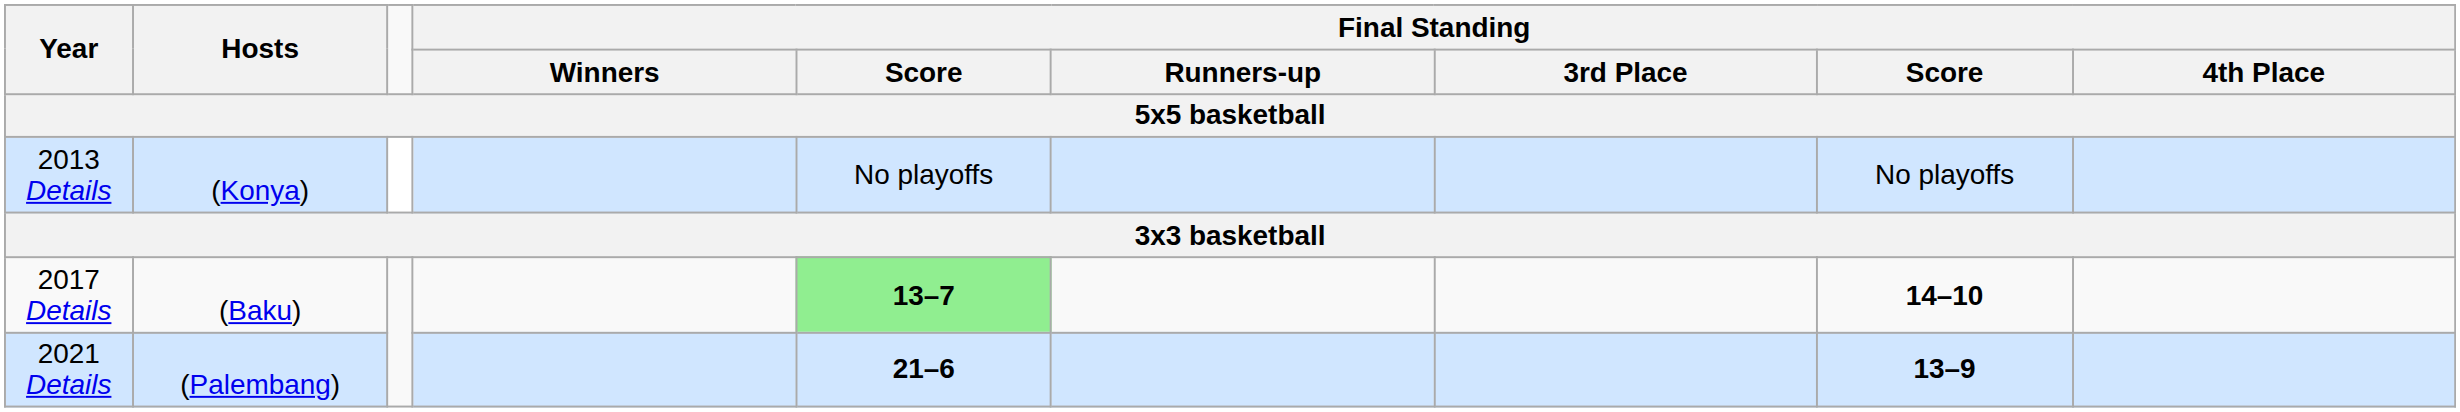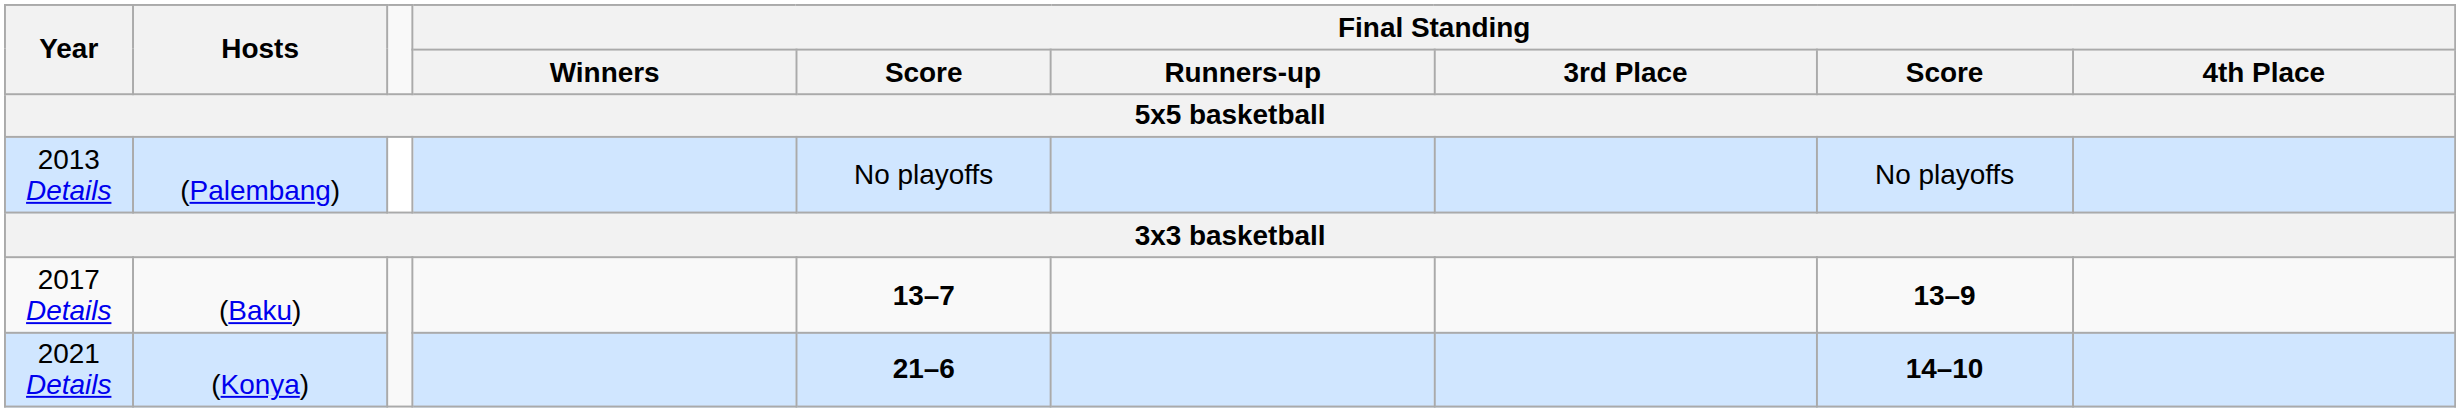(260, 191) (Konya) -> (260, 191) (Palembang)
(924, 295) lightgreen background -> (924, 295) no background
(1945, 295) 14–10 -> (1945, 295) 13–9
(260, 385) (Palembang) -> (260, 385) (Konya)
(1945, 370) 13–9 -> (1945, 370) 14–10
